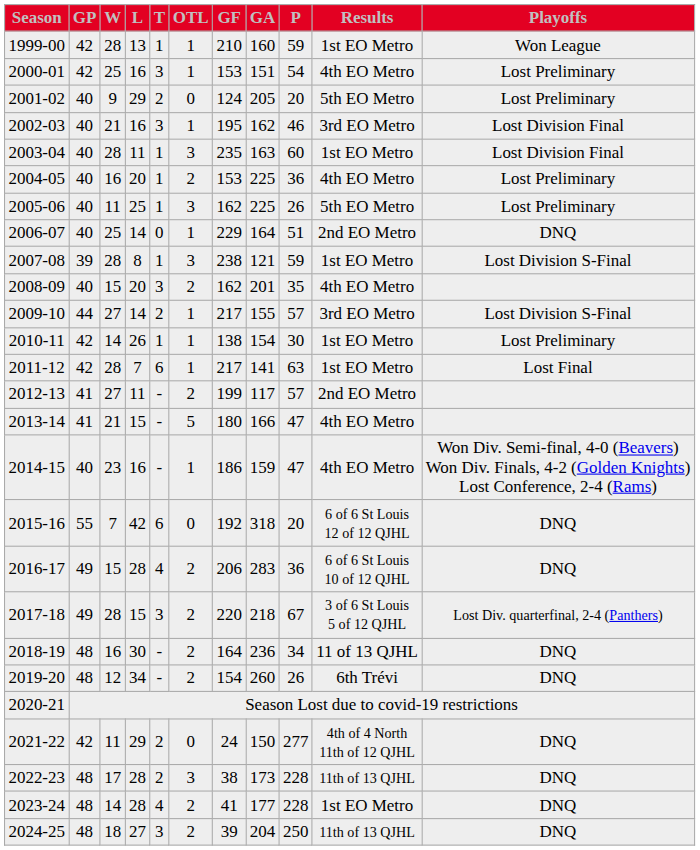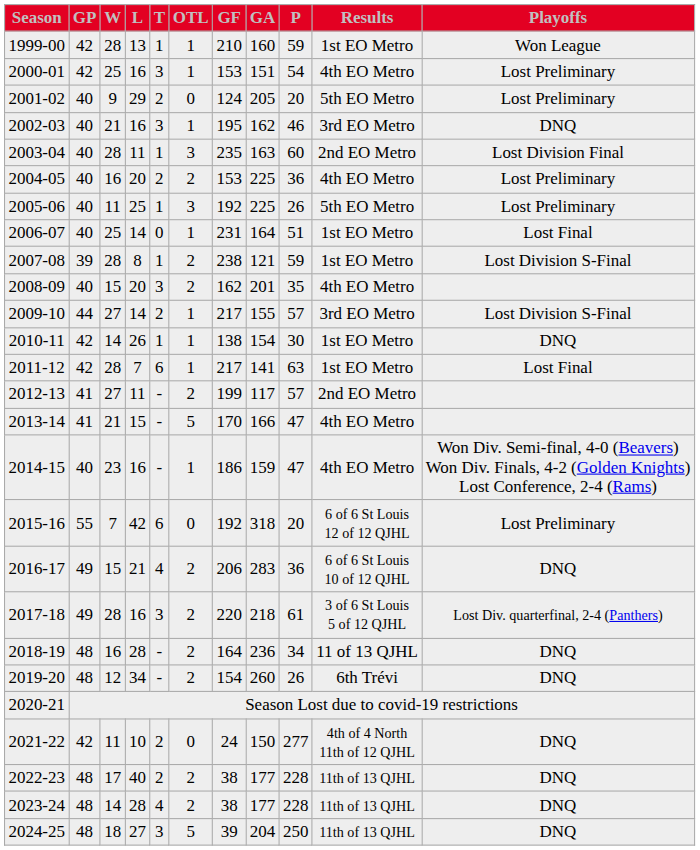(558, 125) Lost Division Final -> (558, 125) DNQ
(367, 152) 1st EO Metro -> (367, 152) 2nd EO Metro
(159, 179) 1 -> (159, 179) 2
(229, 206) 162 -> (229, 206) 192
(229, 233) 229 -> (229, 233) 231
(367, 233) 2nd EO Metro -> (367, 233) 1st EO Metro
(558, 233) DNQ -> (558, 233) Lost Final
(191, 260) 3 -> (191, 260) 2
(558, 340) Lost Preliminary -> (558, 340) DNQ
(229, 421) 180 -> (229, 421) 170
(558, 522) DNQ -> (558, 522) Lost Preliminary
(137, 568) 28 -> (137, 568) 21
(137, 614) 15 -> (137, 614) 16
(296, 614) 67 -> (296, 614) 61
(137, 651) 30 -> (137, 651) 28
(137, 741) 29 -> (137, 741) 10
(137, 777) 28 -> (137, 777) 40
(191, 777) 3 -> (191, 777) 2
(262, 777) 173 -> (262, 777) 177
(229, 804) 41 -> (229, 804) 38
(367, 804) 1st EO Metro -> (367, 805) 11th of 13 QJHL
(191, 831) 2 -> (191, 831) 5
